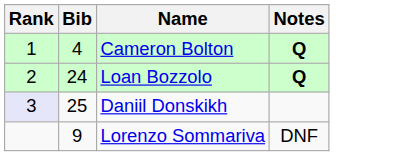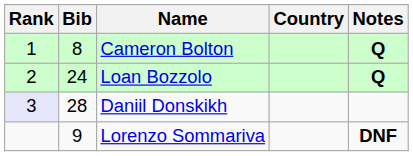+ column: (309, 19)
(77, 48) 4 -> (77, 48) 8
(77, 106) 25 -> (77, 106) 28
(299, 135) normal -> (378, 135) bold
